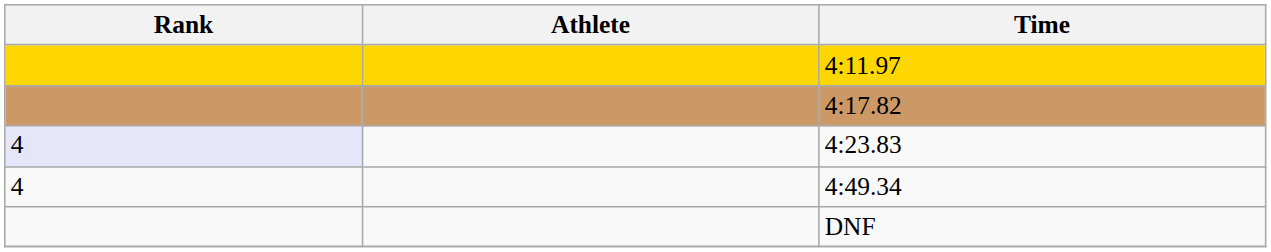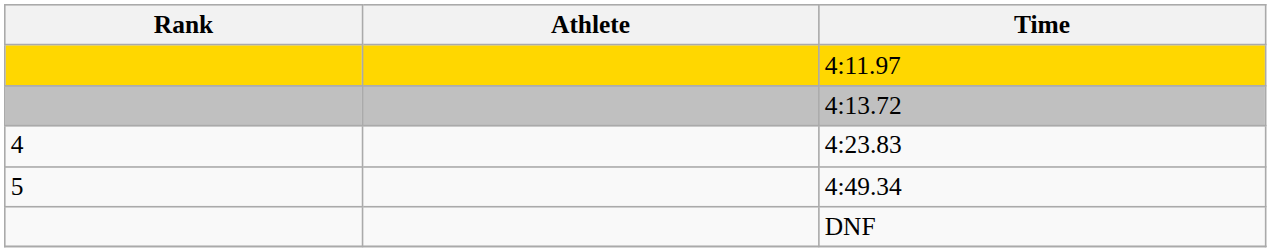+ row: (863, 105)
- row: (863, 105)
(17, 145) lavender background -> (17, 145) no background
(17, 186) 4 -> (17, 186) 5
